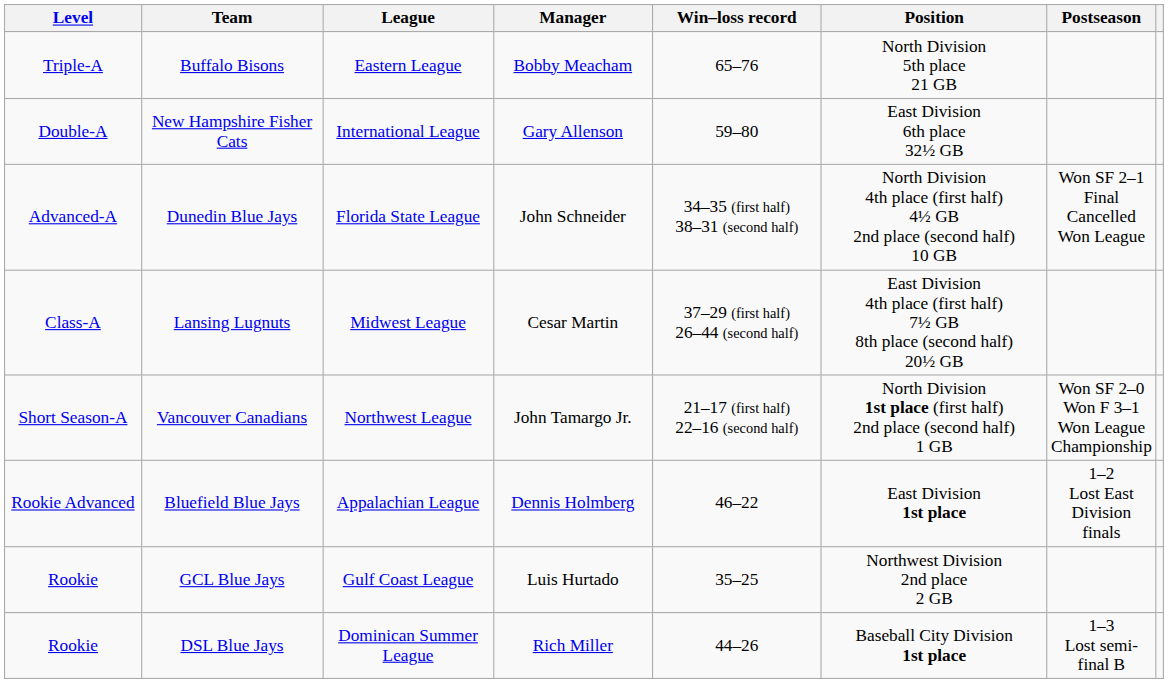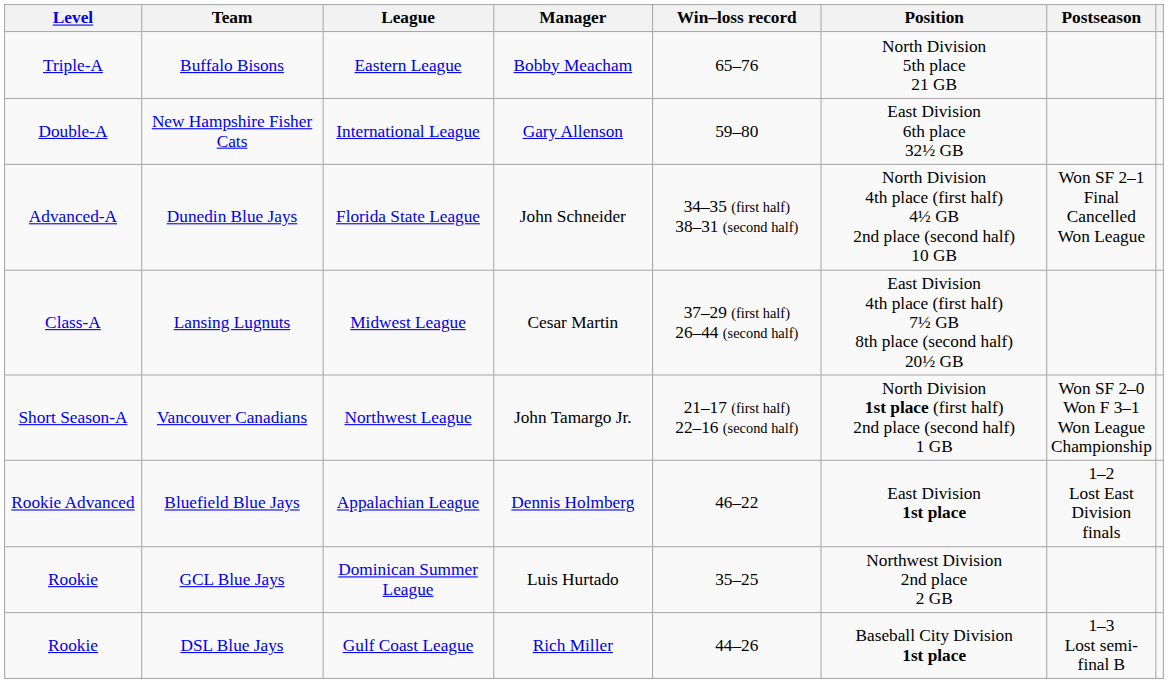(408, 579) Gulf Coast League -> (408, 579) Dominican Summer League
(408, 645) Dominican Summer League -> (408, 645) Gulf Coast League
